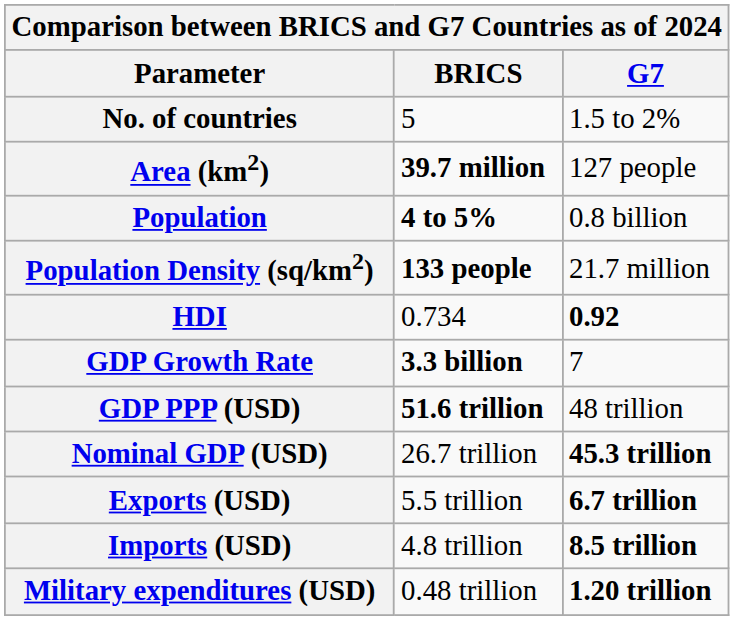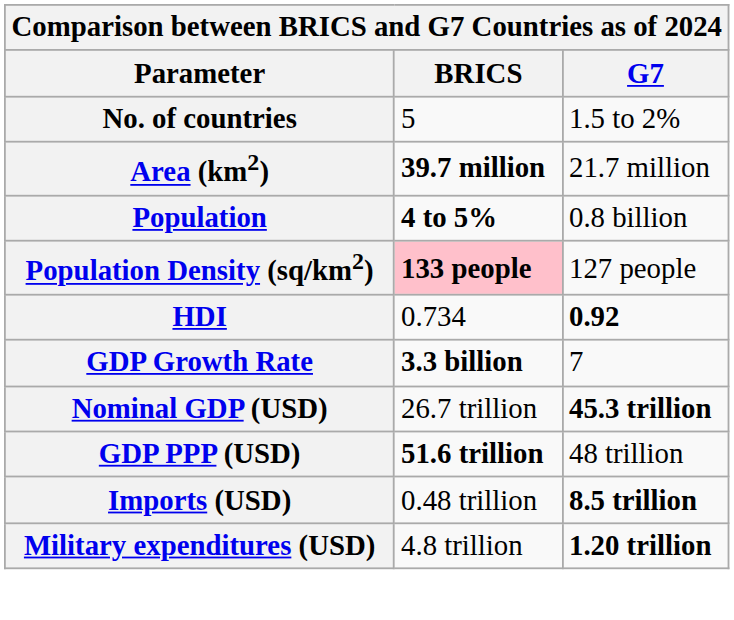(633, 168) 127 people -> (639, 168) 21.7 million
(466, 267) no background -> (466, 267) pink background
(639, 267) 21.7 million -> (633, 267) 127 people
rows swapped: (200, 453) <-> (200, 408)
- row: (200, 499)
(462, 545) 4.8 trillion -> (469, 499) 0.48 trillion
(469, 591) 0.48 trillion -> (462, 545) 4.8 trillion
